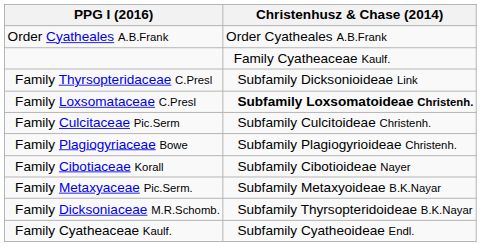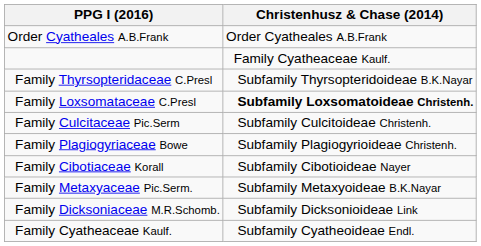(322, 79) Subfamily Dicksonioideae Link -> (349, 79) Subfamily Thyrsopteridoideae B.K.Nayar
(349, 209) Subfamily Thyrsopteridoideae B.K.Nayar -> (322, 209) Subfamily Dicksonioideae Link
